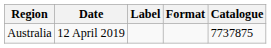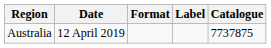columns swapped: (185, 14) <-> (145, 14)
